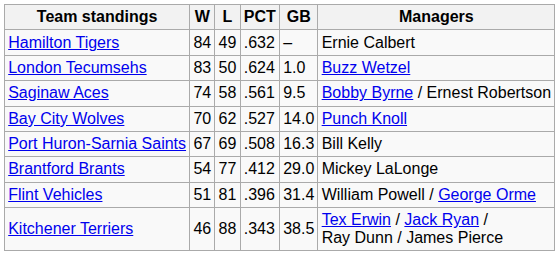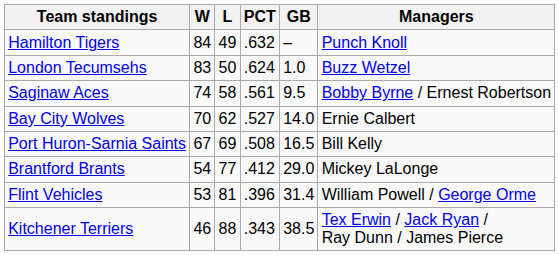(368, 42) Ernie Calbert -> (364, 42) Punch Knoll
(364, 118) Punch Knoll -> (368, 118) Ernie Calbert
(299, 144) 16.3 -> (299, 144) 16.5
(202, 194) 51 -> (202, 194) 53
